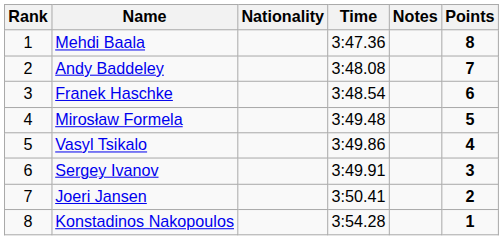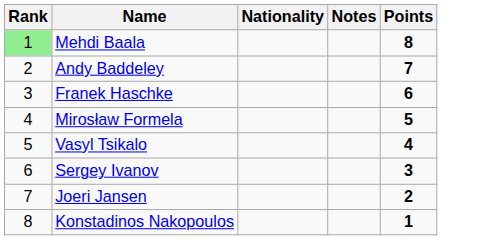- column: (358, 17)
(28, 42) no background -> (28, 42) lightgreen background
